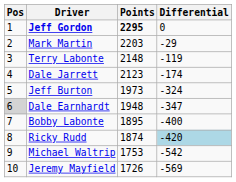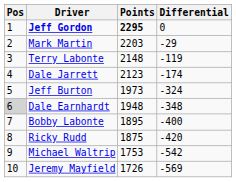(171, 106) -347 -> (171, 106) -348
(132, 138) 1874 -> (132, 138) 1875
(171, 138) lightblue background -> (171, 138) no background
